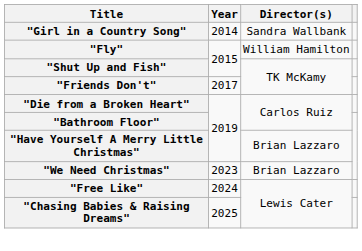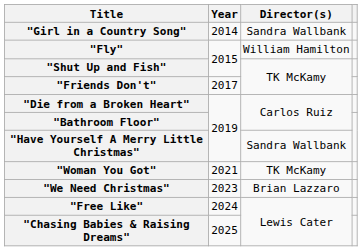(296, 146) Brian Lazzaro -> (296, 146) Sandra Wallbank
+ row: (107, 170)
